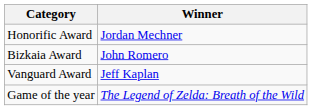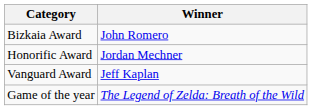rows swapped: (44, 54) <-> (50, 34)
